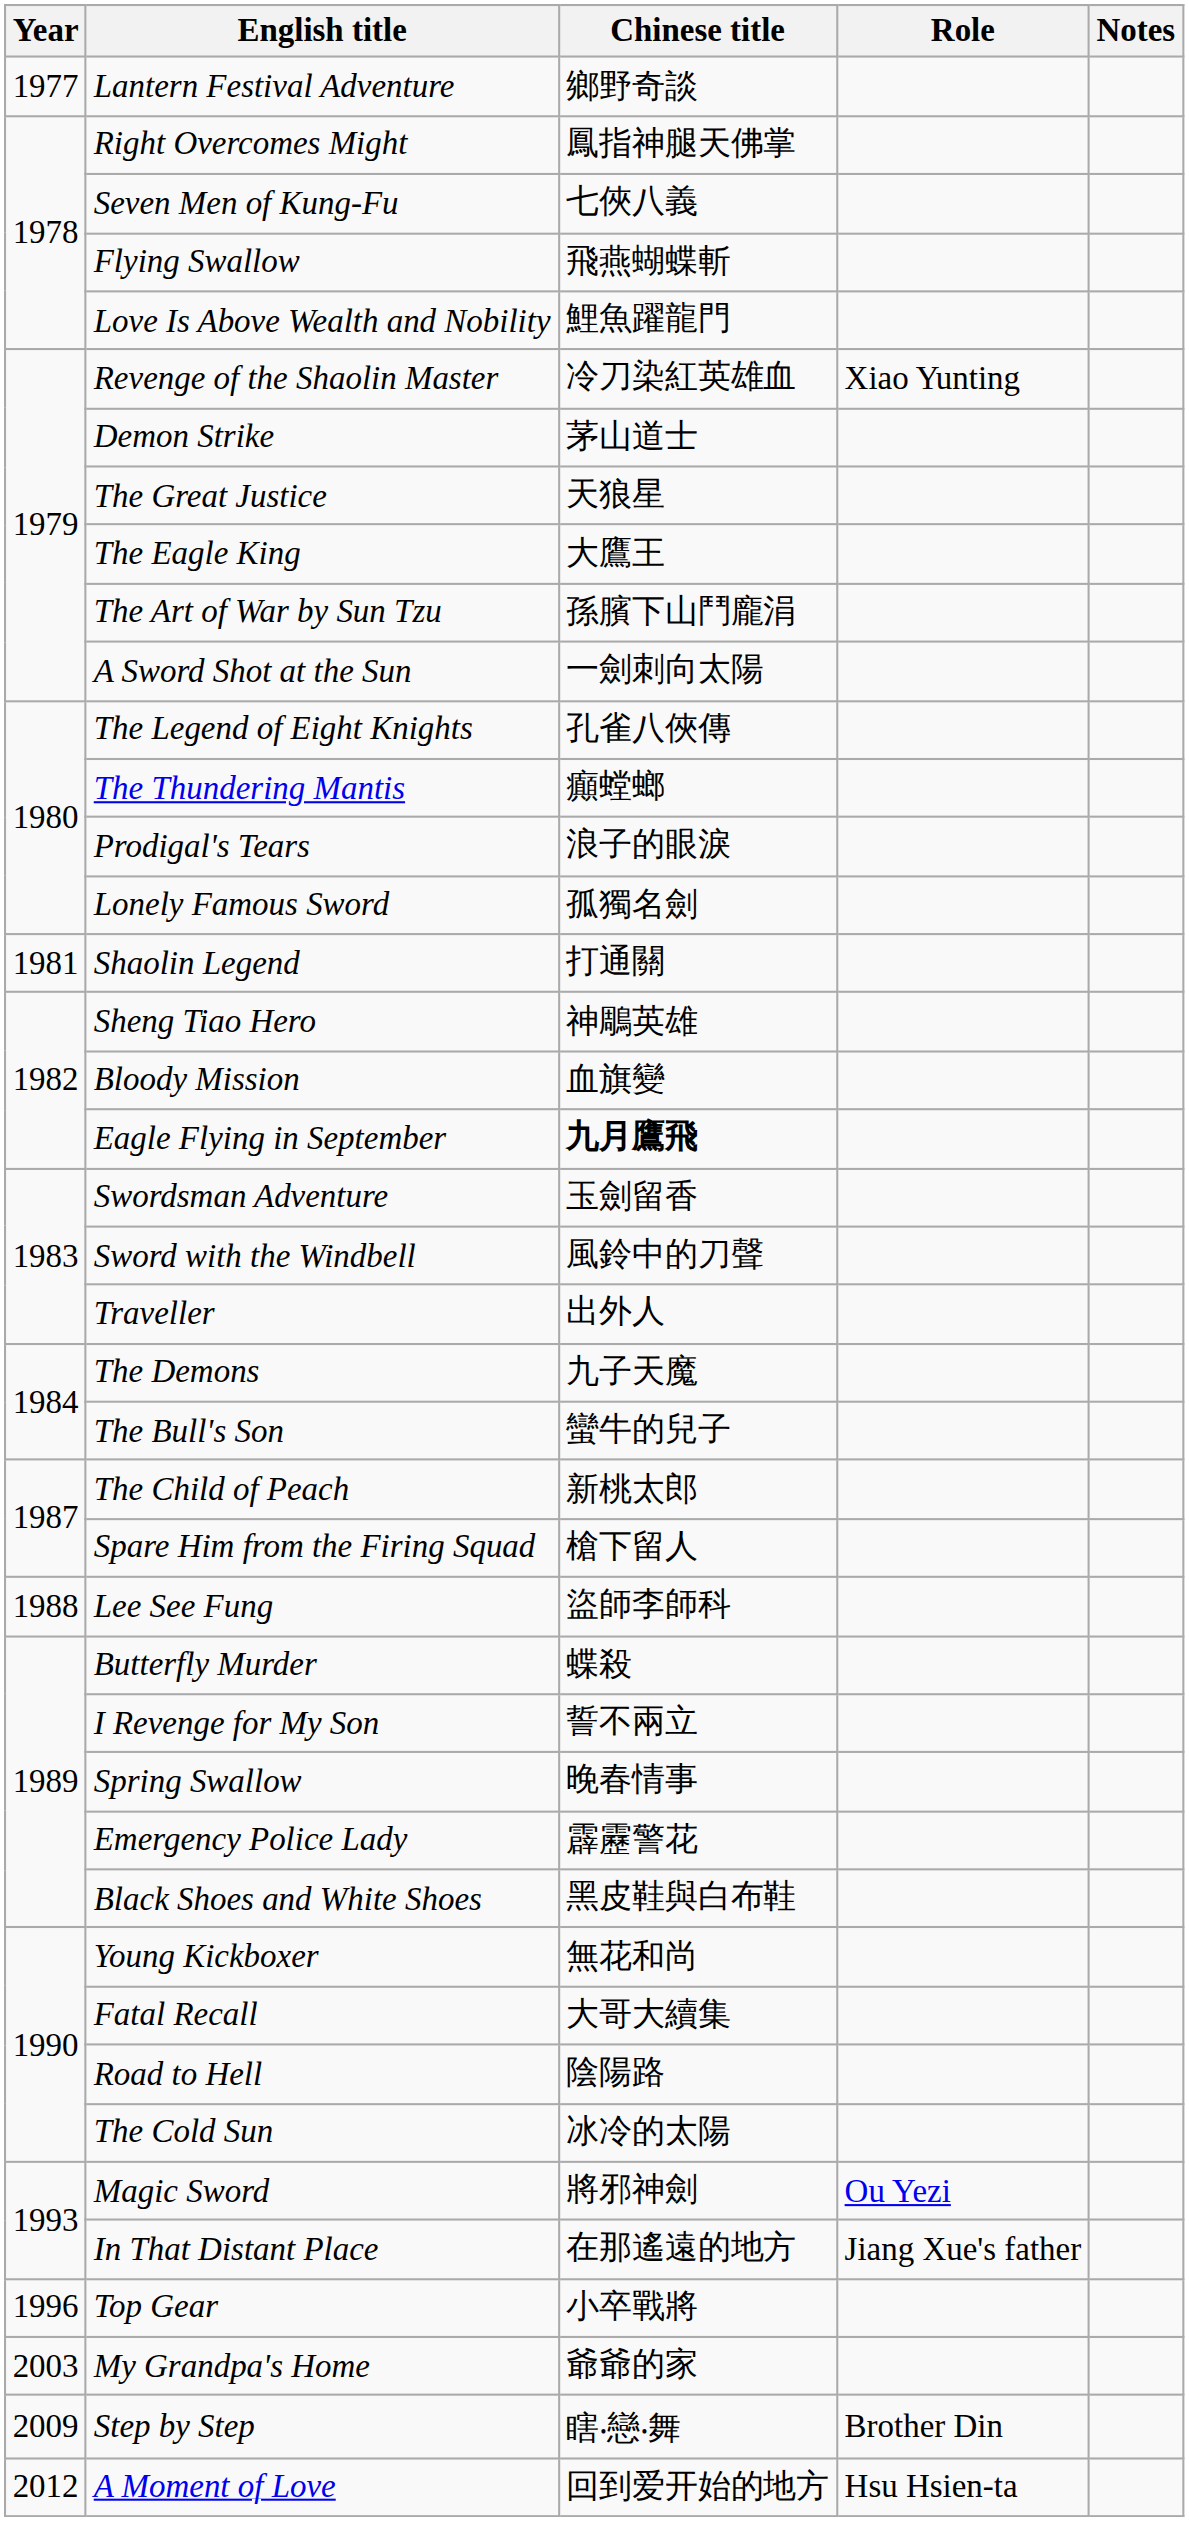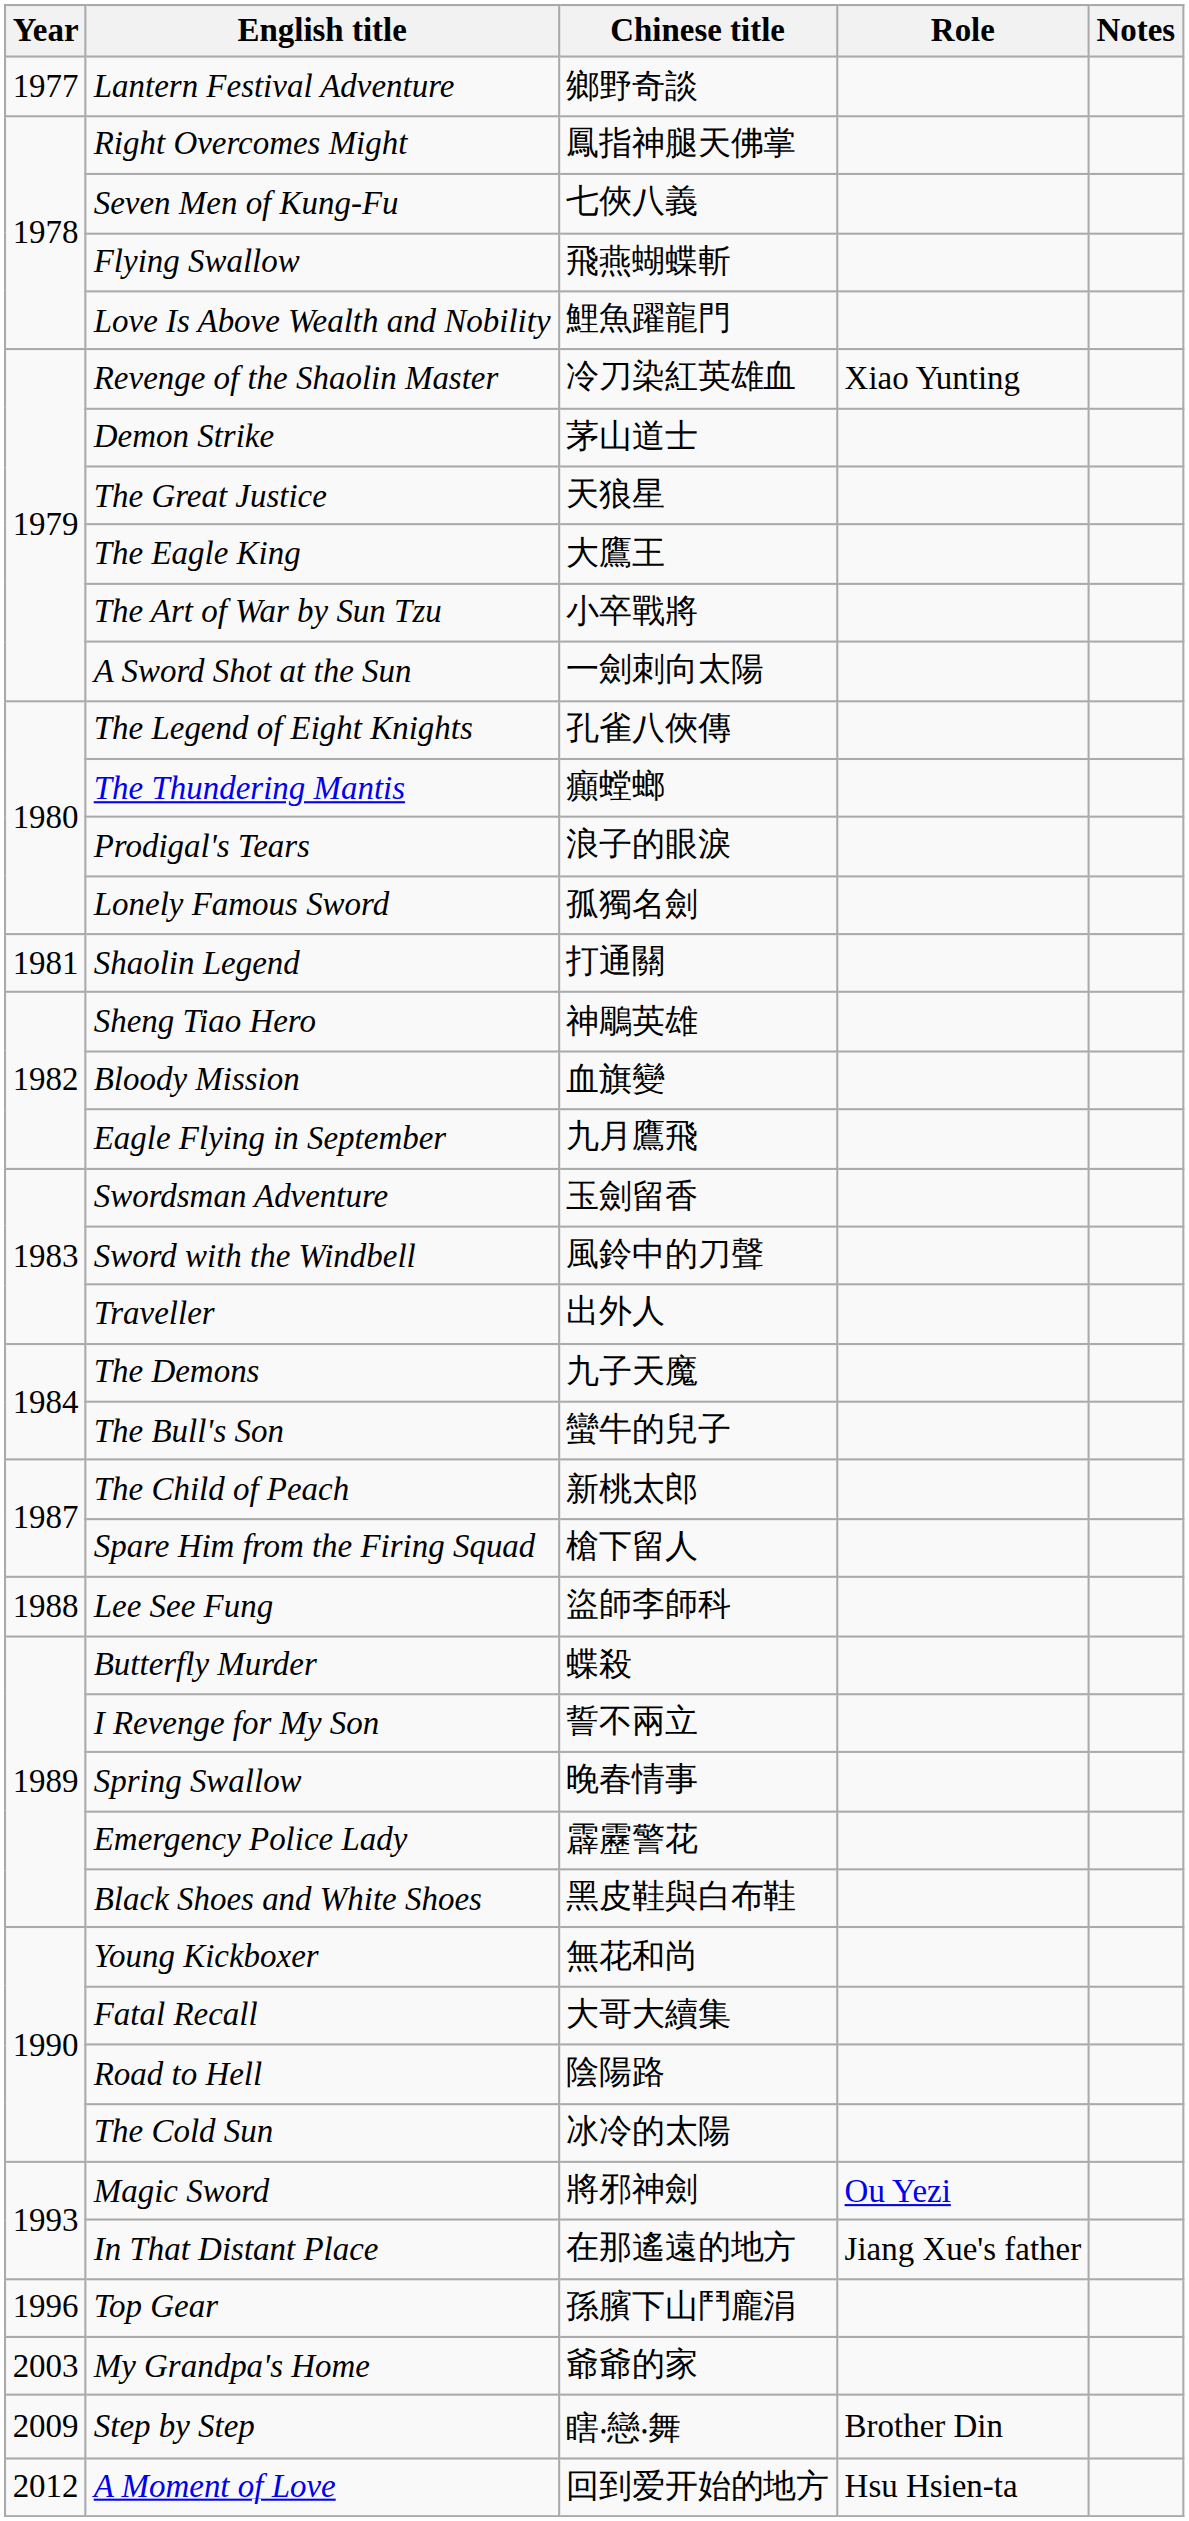(681, 611) 孫臏下山鬥龐涓 -> (632, 611) 小卒戰將
(632, 1137) bold -> (632, 1137) normal
(632, 2306) 小卒戰將 -> (681, 2306) 孫臏下山鬥龐涓
